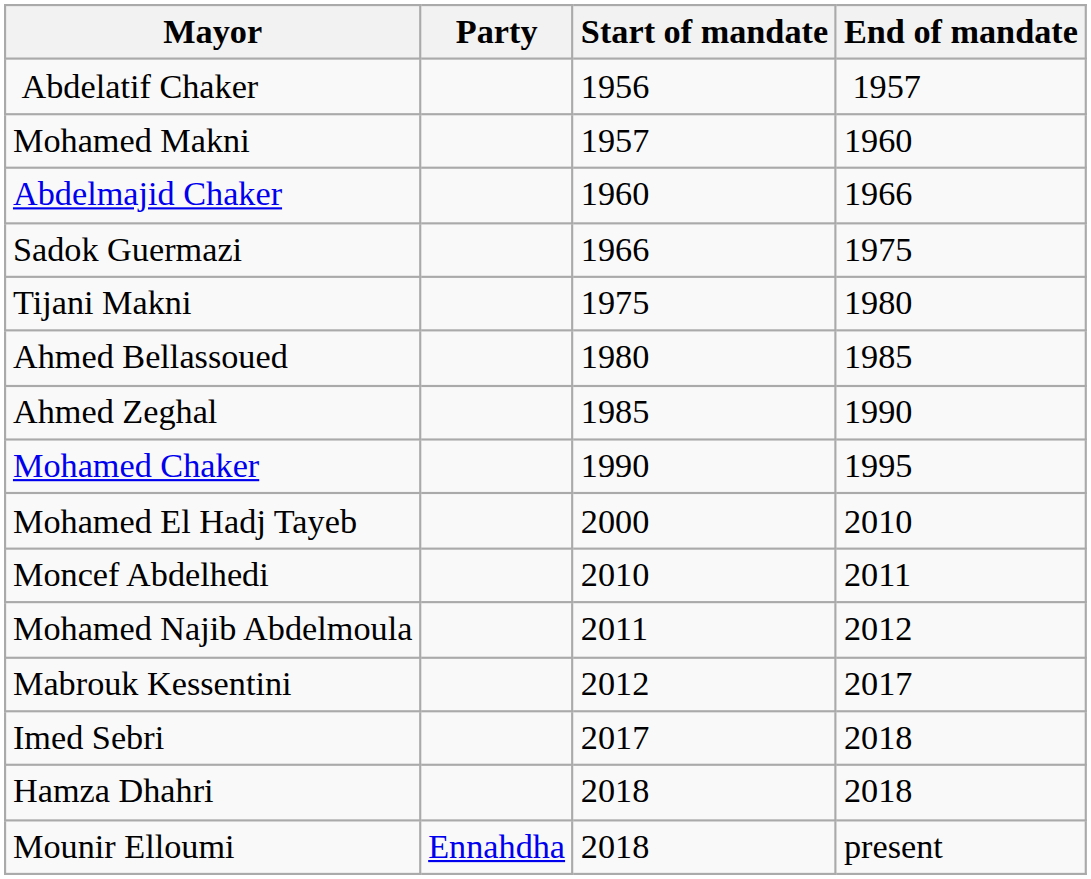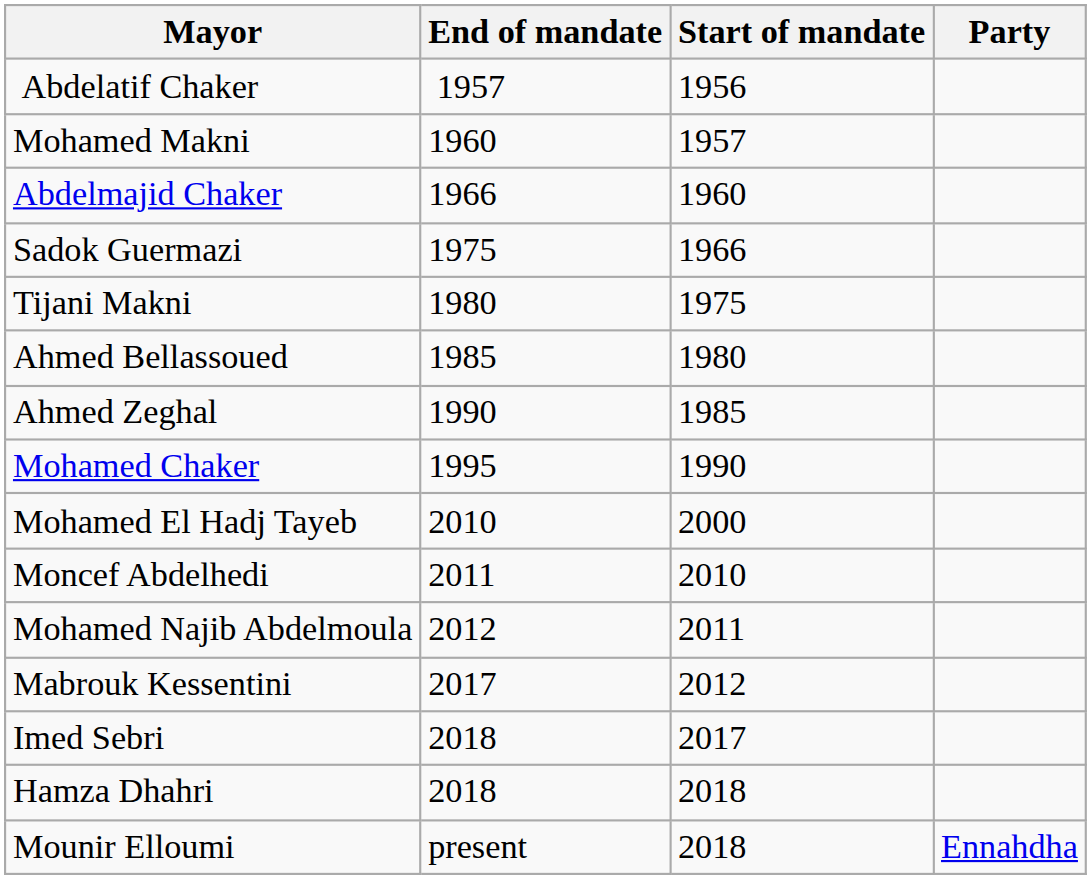columns swapped: (497, 31) <-> (961, 31)
